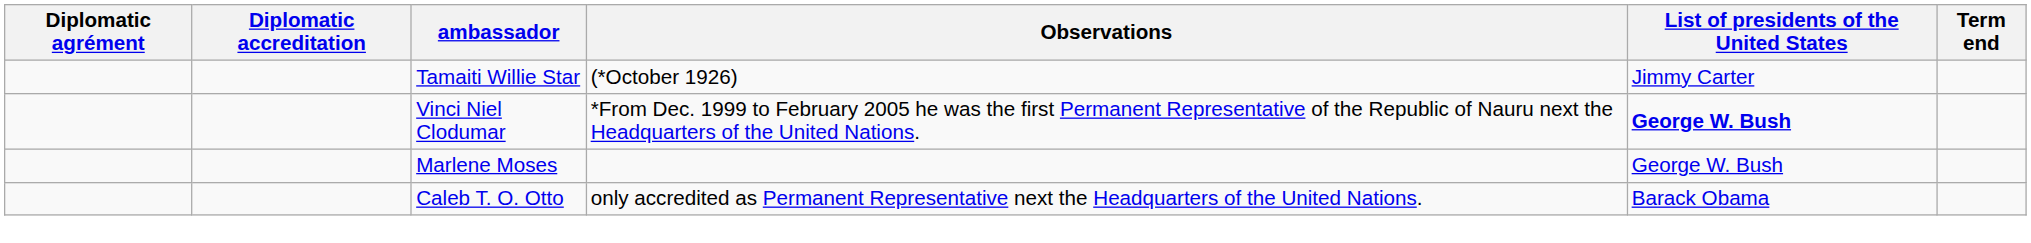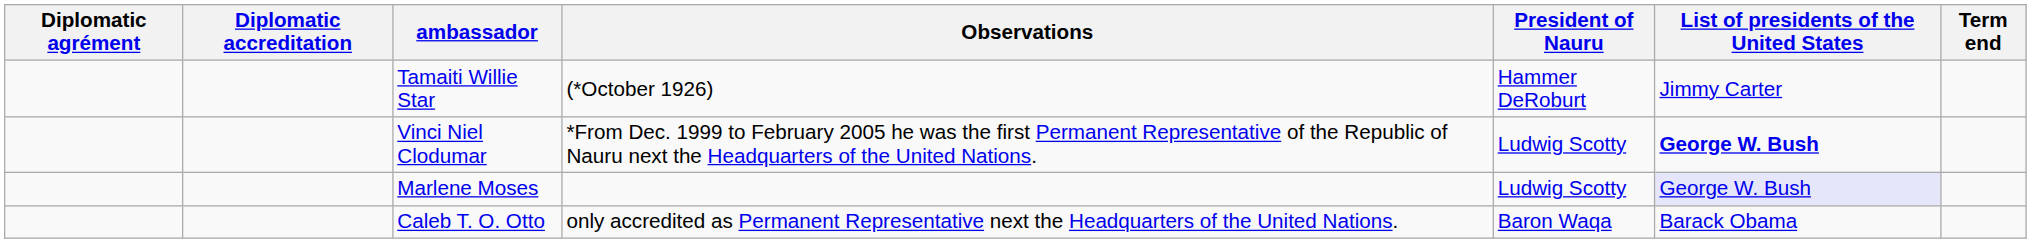+ column: (1574, 32)
(1707, 165) no background -> (1735, 188) lavender background
